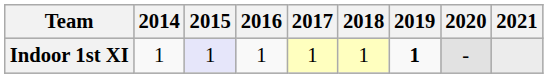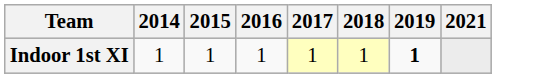- column: (466, 21)
(210, 55) lavender background -> (210, 55) no background
